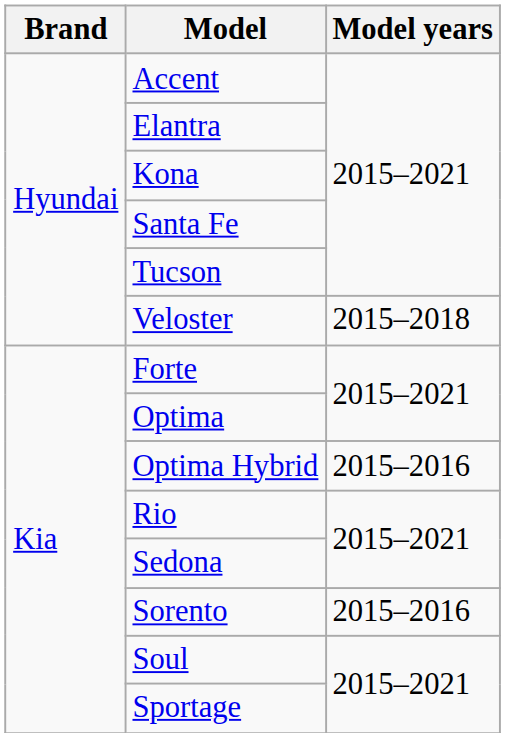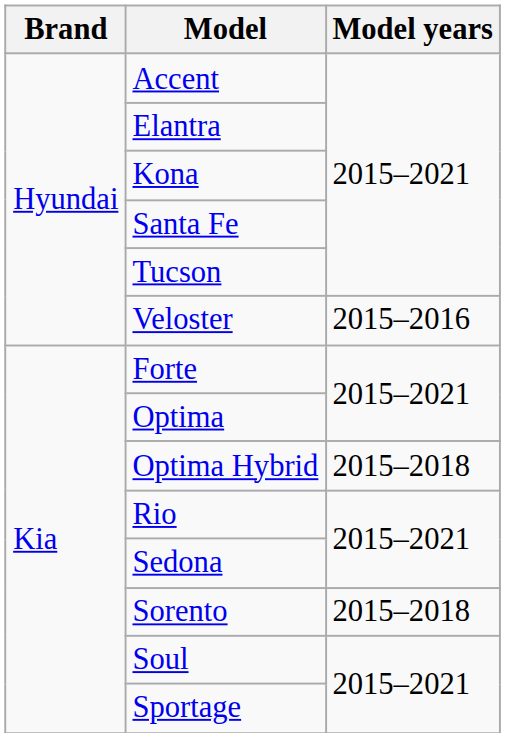(401, 320) 2015–2018 -> (401, 320) 2015–2016
(401, 465) 2015–2016 -> (401, 465) 2015–2018
(401, 610) 2015–2016 -> (401, 610) 2015–2018
